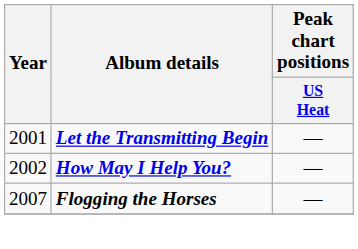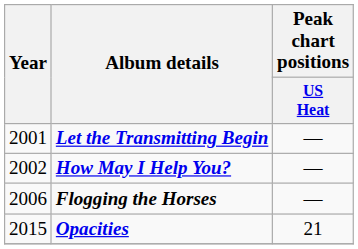(28, 198) 2007 -> (28, 198) 2006
+ row: (92, 228)
